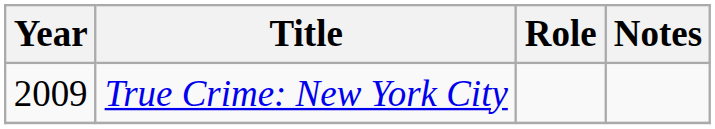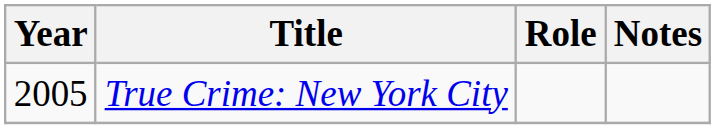(51, 92) 2009 -> (51, 92) 2005
